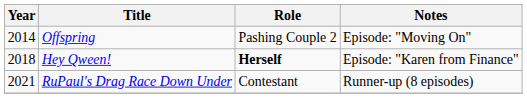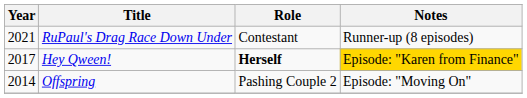rows swapped: (69, 37) <-> (137, 81)
(22, 59) 2018 -> (22, 59) 2017
(431, 59) no background -> (431, 59) gold background
